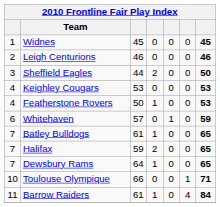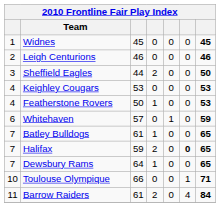(188, 149) normal -> (188, 149) bold
(155, 194) 1 -> (155, 194) 2
